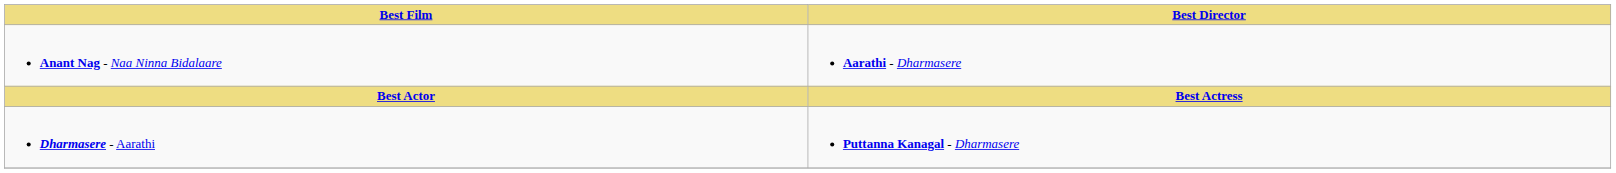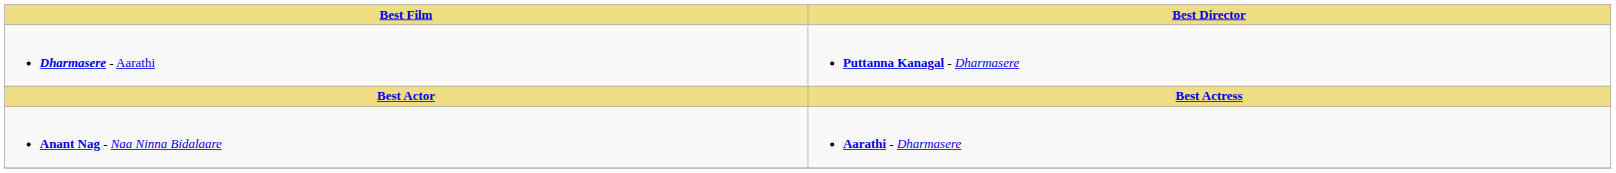rows swapped: (406, 144) <-> (406, 63)
